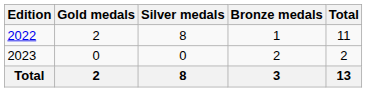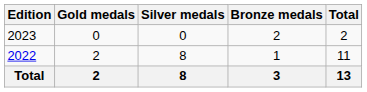rows swapped: (22, 35) <-> (22, 55)
